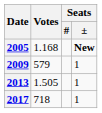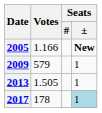(46, 47) 1.168 -> (46, 47) 1.166
(42, 99) 718 -> (42, 99) 178
(77, 99) no background -> (77, 99) lightblue background
